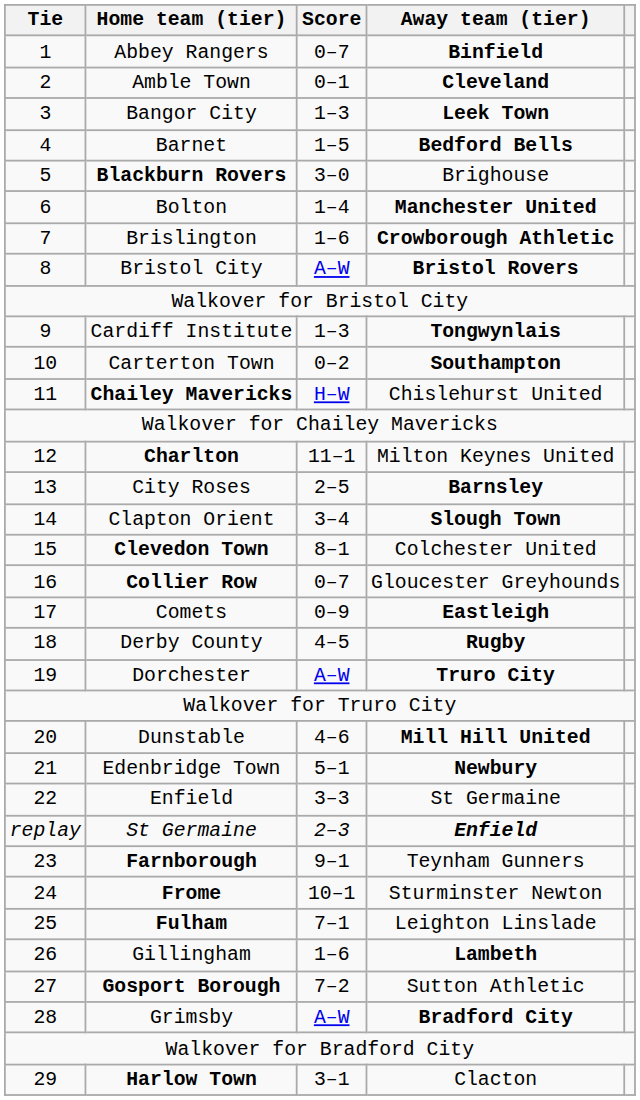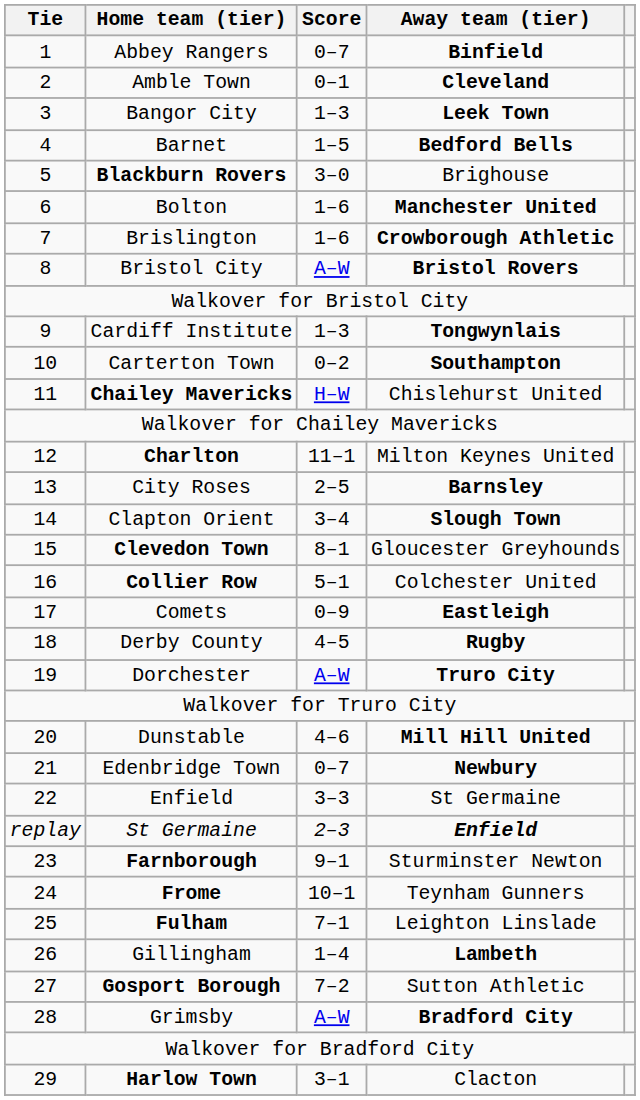(332, 207) 1–4 -> (332, 207) 1–6
(496, 550) Colchester United -> (496, 550) Gloucester Greyhounds
(332, 581) 0–7 -> (332, 581) 5–1
(496, 581) Gloucester Greyhounds -> (496, 581) Colchester United
(332, 768) 5–1 -> (332, 768) 0–7
(496, 862) Teynham Gunners -> (496, 862) Sturminster Newton
(496, 893) Sturminster Newton -> (496, 893) Teynham Gunners
(332, 955) 1–6 -> (332, 955) 1–4
